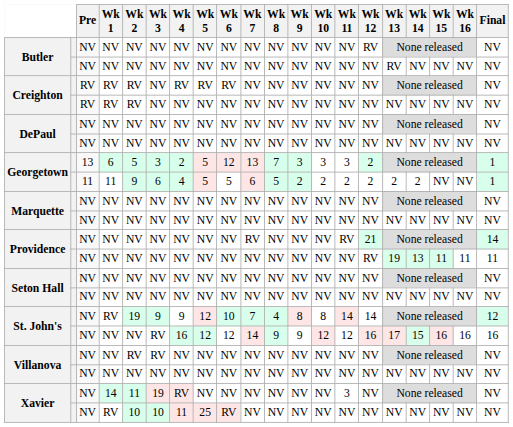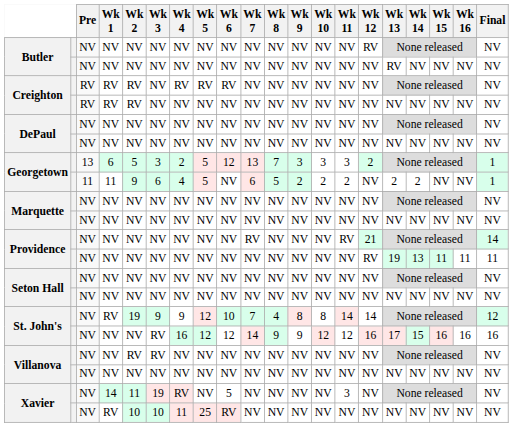(229, 182) 5 -> (229, 182) NV
(371, 182) 2 -> (371, 182) NV
(229, 393) NV -> (229, 393) 5
